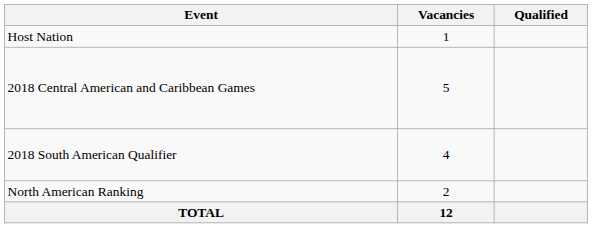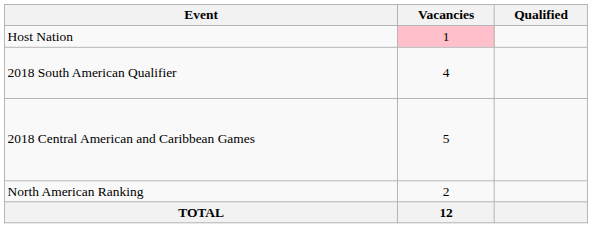(446, 36) no background -> (446, 36) pink background
rows swapped: (131, 88) <-> (92, 154)
